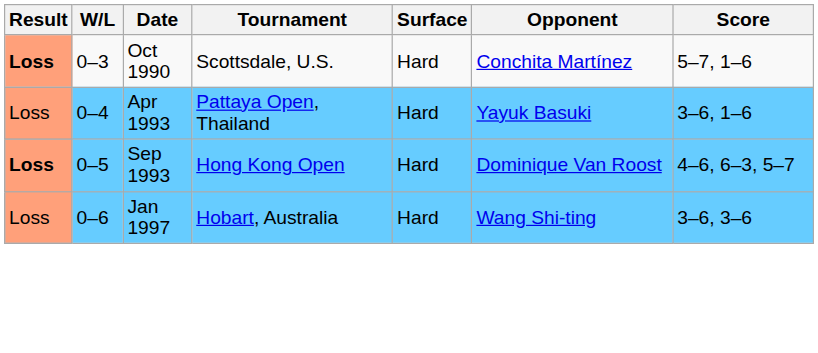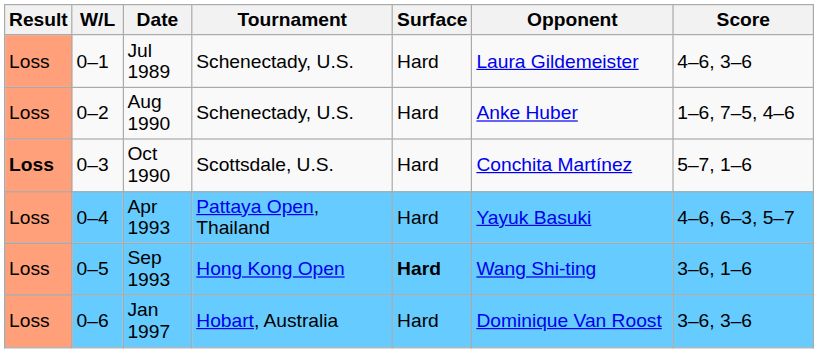+ row: (149, 60)
+ row: (149, 113)
(715, 113) 3–6, 1–6 -> (736, 217) 4–6, 6–3, 5–7
(31, 165) bold -> (29, 269) normal
(418, 165) normal -> (419, 269) bold
(569, 165) Dominique Van Roost -> (536, 269) Wang Shi-ting
(736, 165) 4–6, 6–3, 5–7 -> (715, 269) 3–6, 1–6
(536, 217) Wang Shi-ting -> (569, 321) Dominique Van Roost
